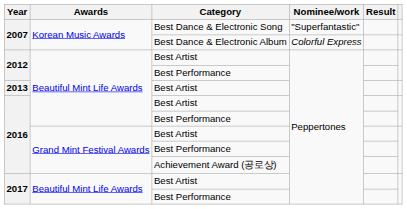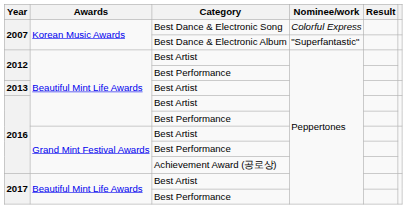(325, 27) "Superfantastic" -> (326, 27) Colorful Express
(326, 42) Colorful Express -> (325, 42) "Superfantastic"
